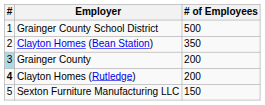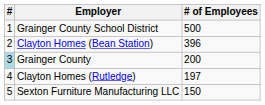(192, 44) 350 -> (192, 44) 396
(9, 76) bold -> (9, 76) normal
(192, 76) 200 -> (192, 76) 197
